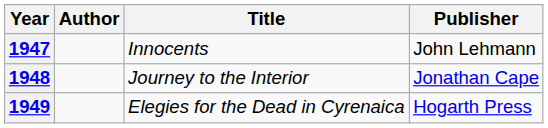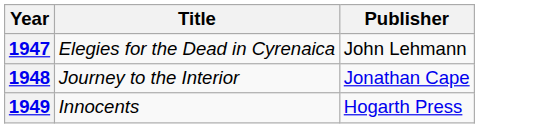- column: (89, 19)
(168, 48) Innocents -> (197, 48) Elegies for the Dead in Cyrenaica
(266, 107) Elegies for the Dead in Cyrenaica -> (99, 107) Innocents
